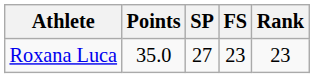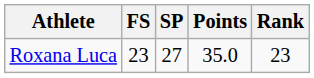columns swapped: (154, 21) <-> (235, 21)
